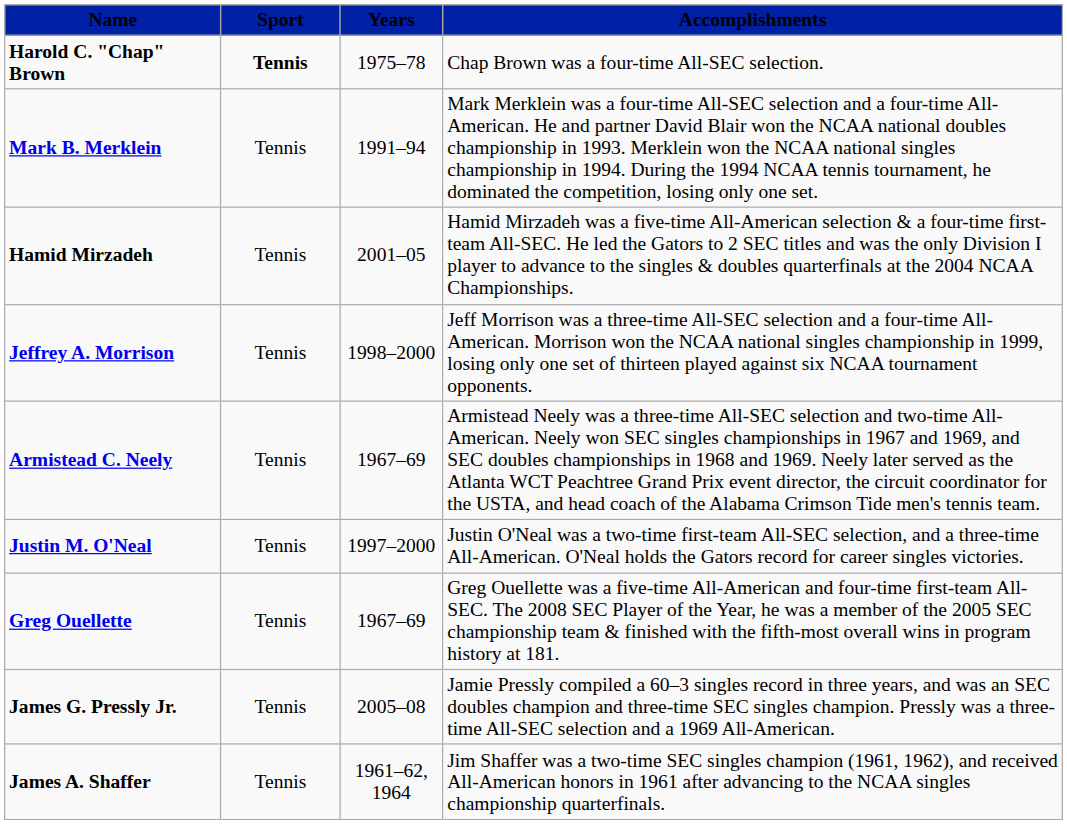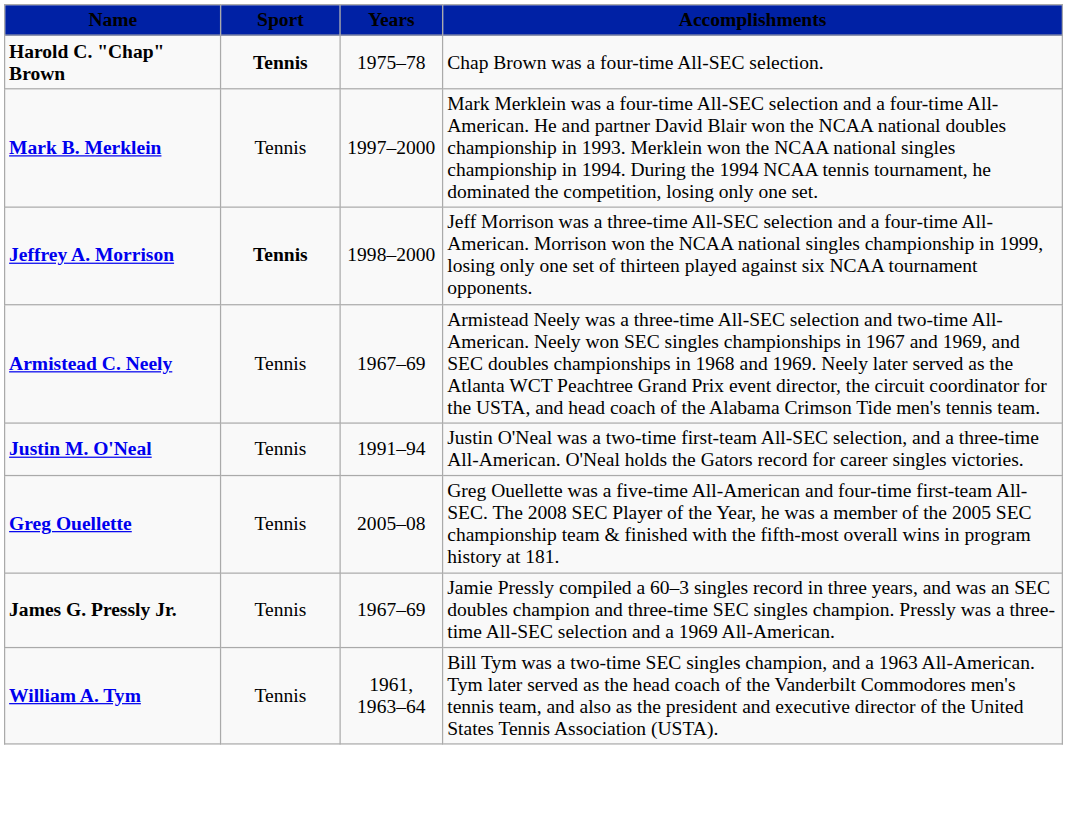(391, 147) 1991–94 -> (391, 147) 1997–2000
- row: (81, 255)
(280, 352) normal -> (280, 255) bold
(391, 546) 1997–2000 -> (391, 449) 1991–94
(391, 620) 1967–69 -> (391, 524) 2005–08
(391, 706) 2005–08 -> (391, 610) 1967–69
- row: (80, 781)
+ row: (75, 695)
